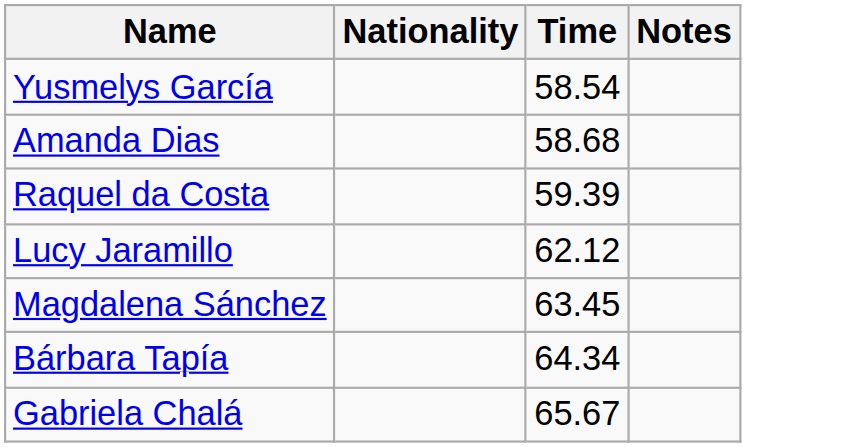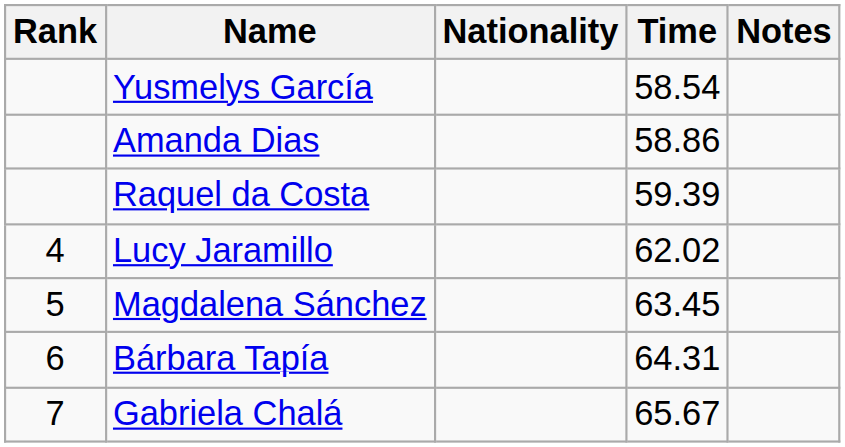+ column: (55, 31)
(577, 140) 58.68 -> (677, 140) 58.86
(577, 250) 62.12 -> (677, 250) 62.02
(577, 359) 64.34 -> (677, 359) 64.31
